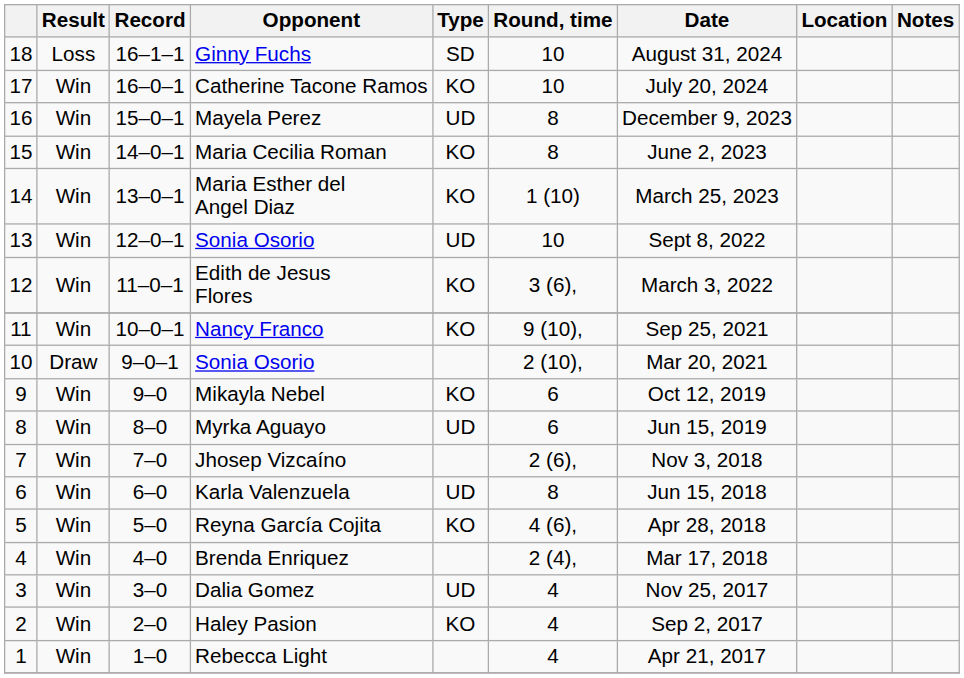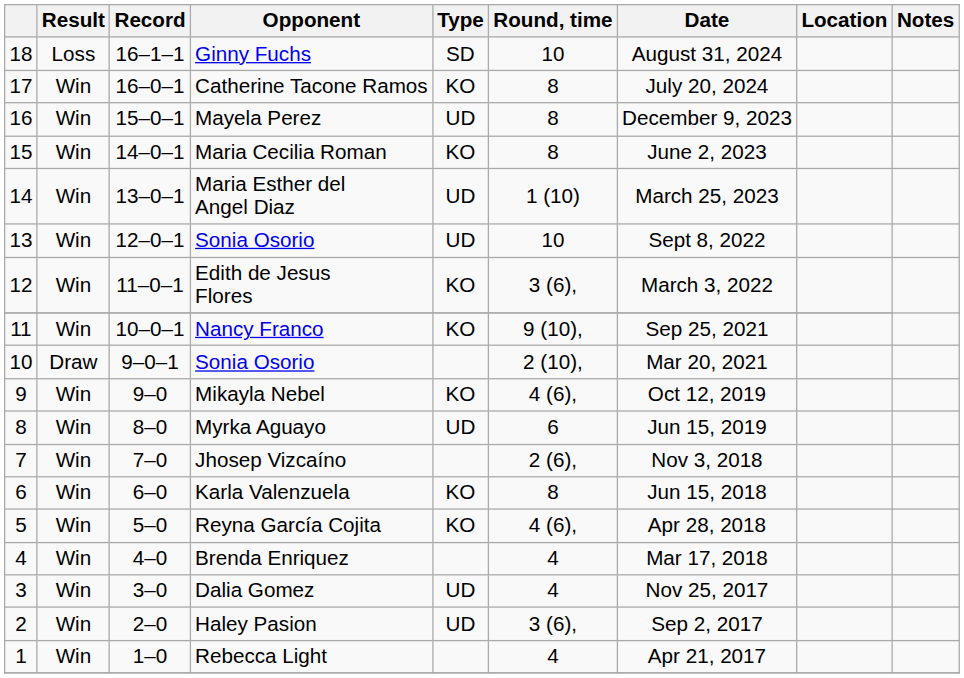(553, 86) 10 -> (553, 86) 8
(460, 196) KO -> (460, 196) UD
(553, 394) 6 -> (553, 394) 4 (6),
(460, 492) UD -> (460, 492) KO
(553, 558) 2 (4), -> (553, 558) 4
(460, 623) KO -> (460, 623) UD
(553, 623) 4 -> (553, 623) 3 (6),
